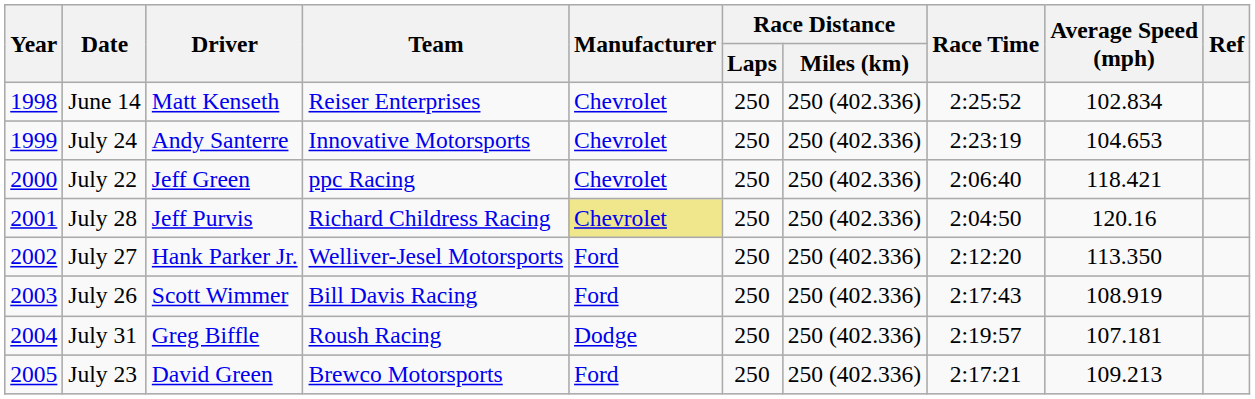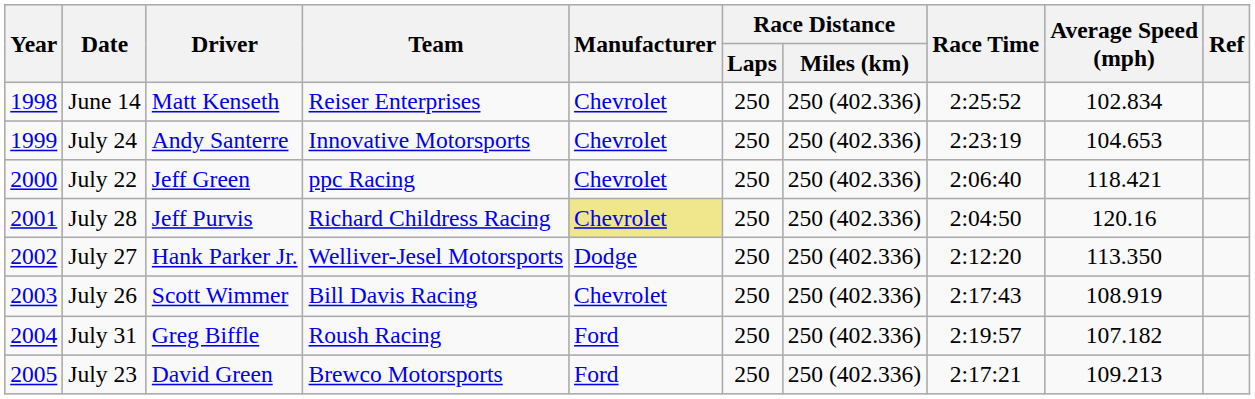(596, 257) Ford -> (605, 257) Dodge
(596, 296) Ford -> (621, 296) Chevrolet
(605, 334) Dodge -> (596, 334) Ford
(1124, 334) 107.181 -> (1124, 334) 107.182
